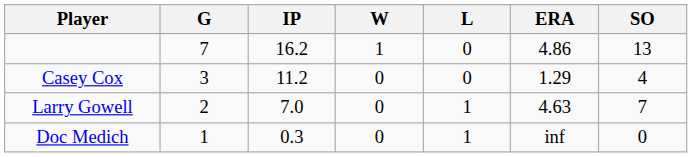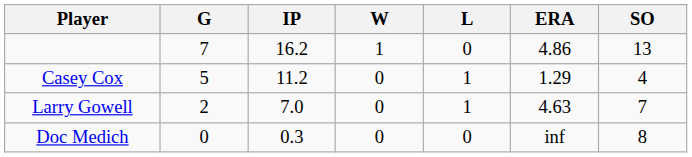(204, 78) 3 -> (204, 78) 5
(467, 78) 0 -> (467, 78) 1
(204, 136) 1 -> (204, 136) 0
(467, 136) 1 -> (467, 136) 0
(642, 136) 0 -> (642, 136) 8
